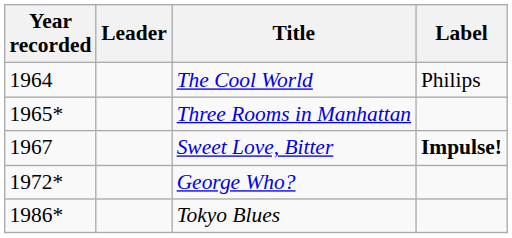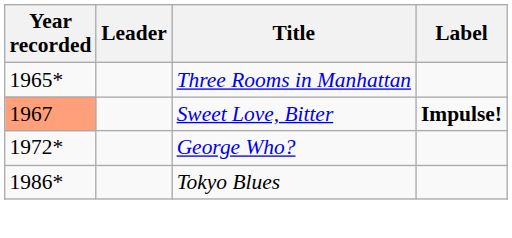- row: (245, 79)
(31, 147) no background -> (31, 113) lightsalmon background
